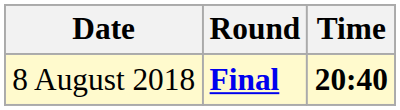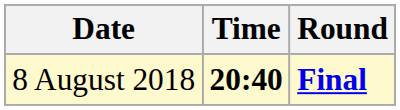columns swapped: (351, 29) <-> (255, 29)
